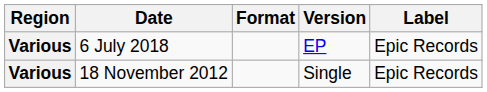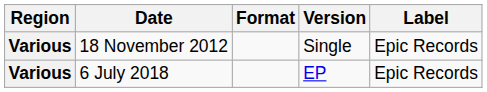rows swapped: (154, 73) <-> (124, 45)
